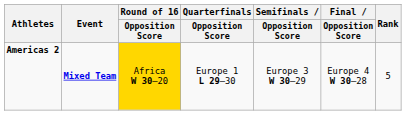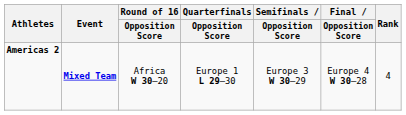(150, 76) gold background -> (150, 76) no background
(388, 76) 5 -> (388, 76) 4
